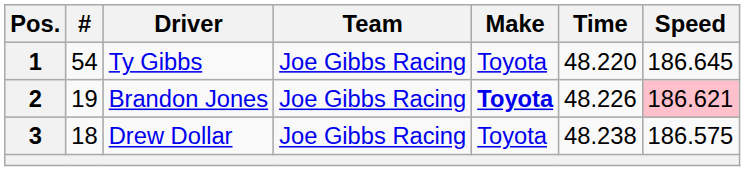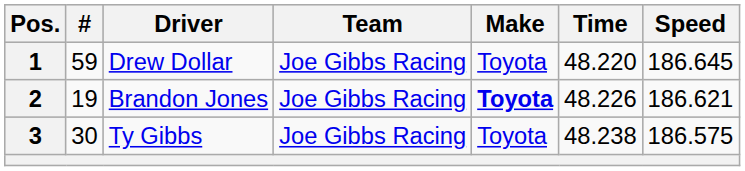(85, 61) 54 -> (85, 61) 59
(155, 61) Ty Gibbs -> (171, 61) Drew Dollar
(690, 99) pink background -> (690, 99) no background
(85, 136) 18 -> (85, 136) 30
(171, 136) Drew Dollar -> (155, 136) Ty Gibbs
